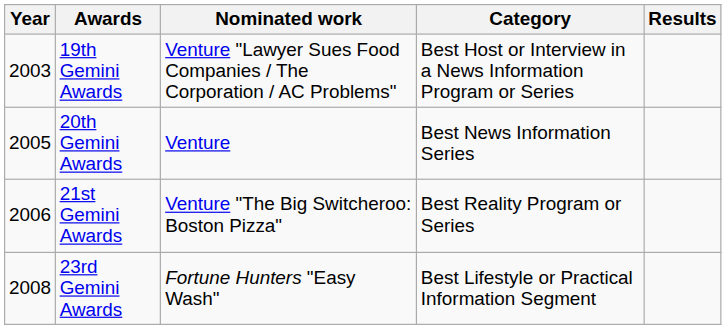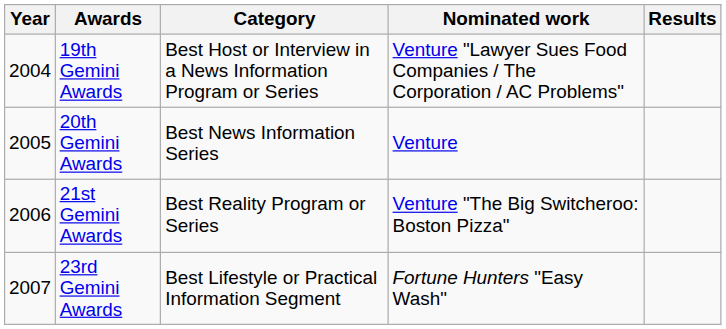columns swapped: (530, 19) <-> (289, 19)
(30, 70) 2003 -> (30, 70) 2004
(30, 287) 2008 -> (30, 287) 2007
